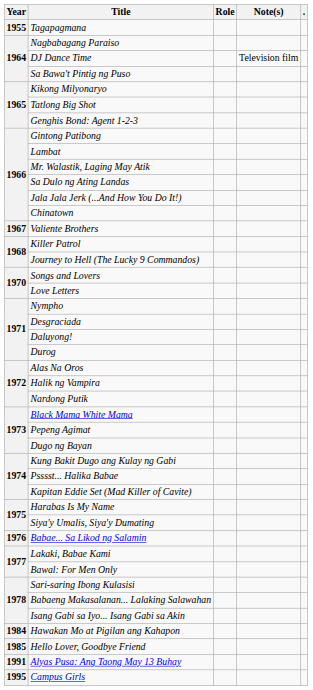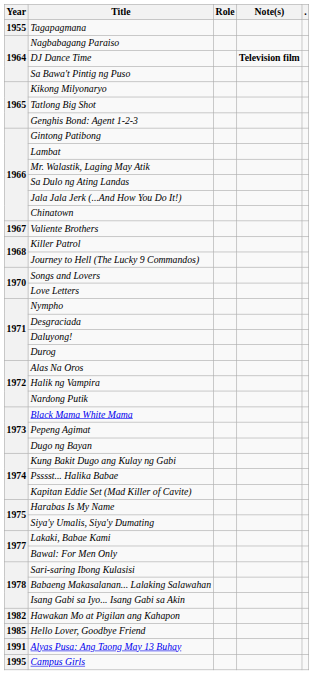(269, 58) normal -> (269, 58) bold
- row: (88, 538)
(16, 631) 1984 -> (16, 615) 1982
